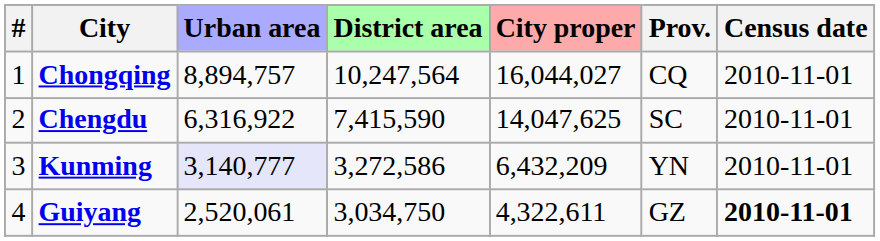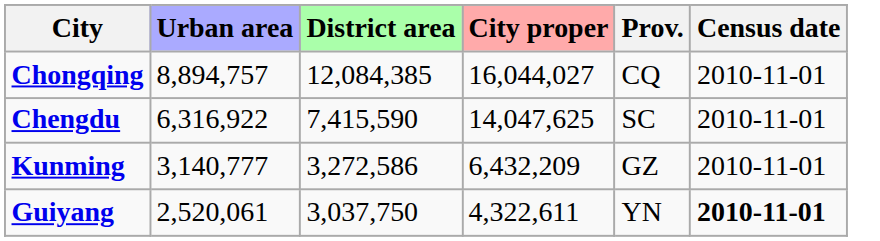- column: (19, 27)
(396, 74) 10,247,564 -> (369, 74) 12,084,385
(239, 166) lavender background -> (212, 166) no background
(669, 166) YN -> (640, 166) GZ
(389, 212) 3,034,750 -> (362, 212) 3,037,750
(667, 212) GZ -> (642, 212) YN
